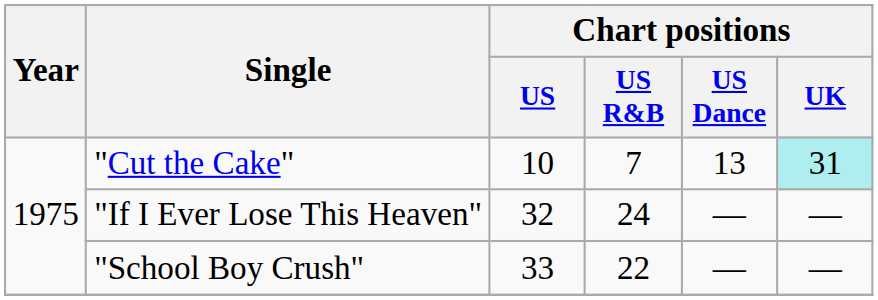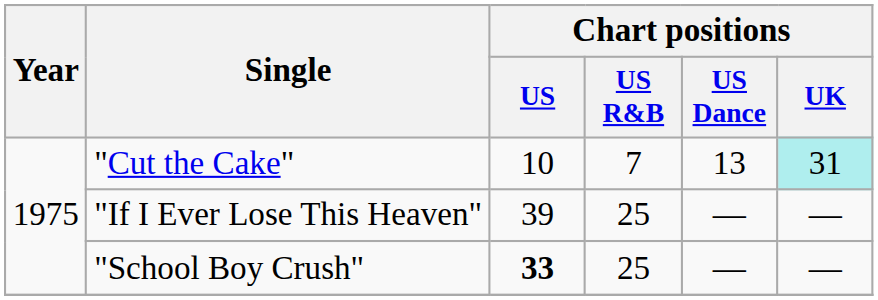(538, 215) 32 -> (538, 215) 39
(633, 215) 24 -> (633, 215) 25
(538, 267) normal -> (538, 267) bold
(633, 267) 22 -> (633, 267) 25
